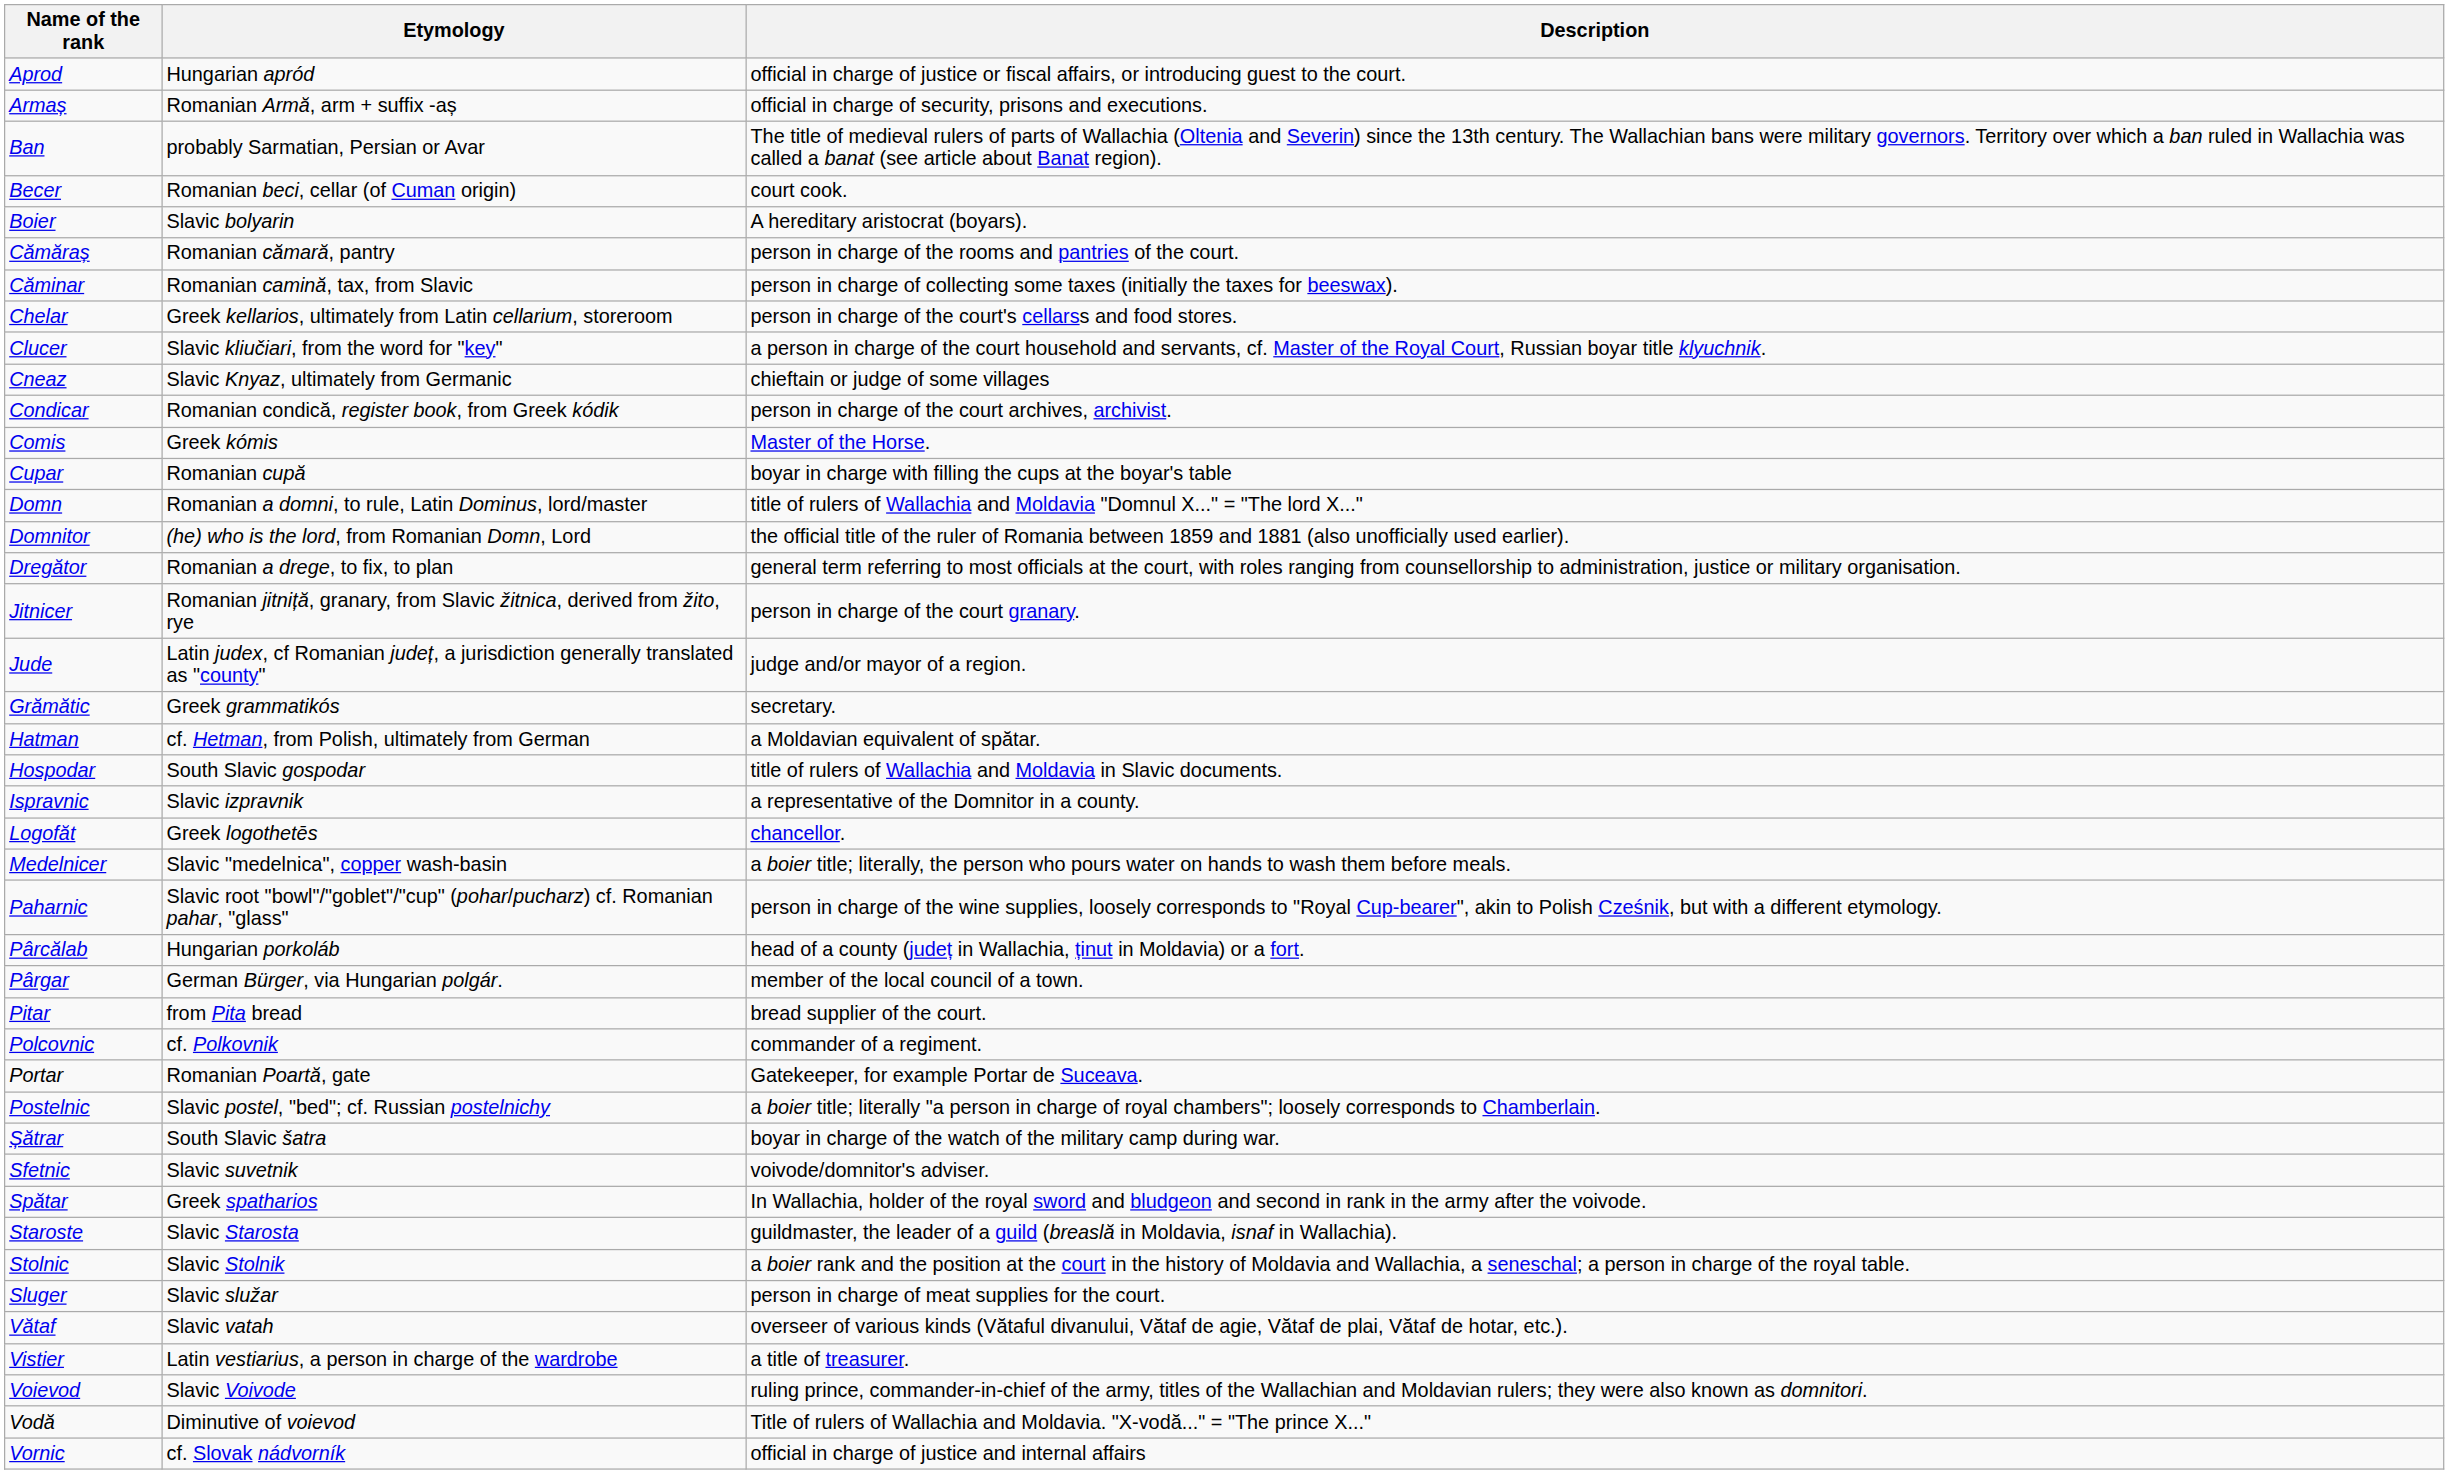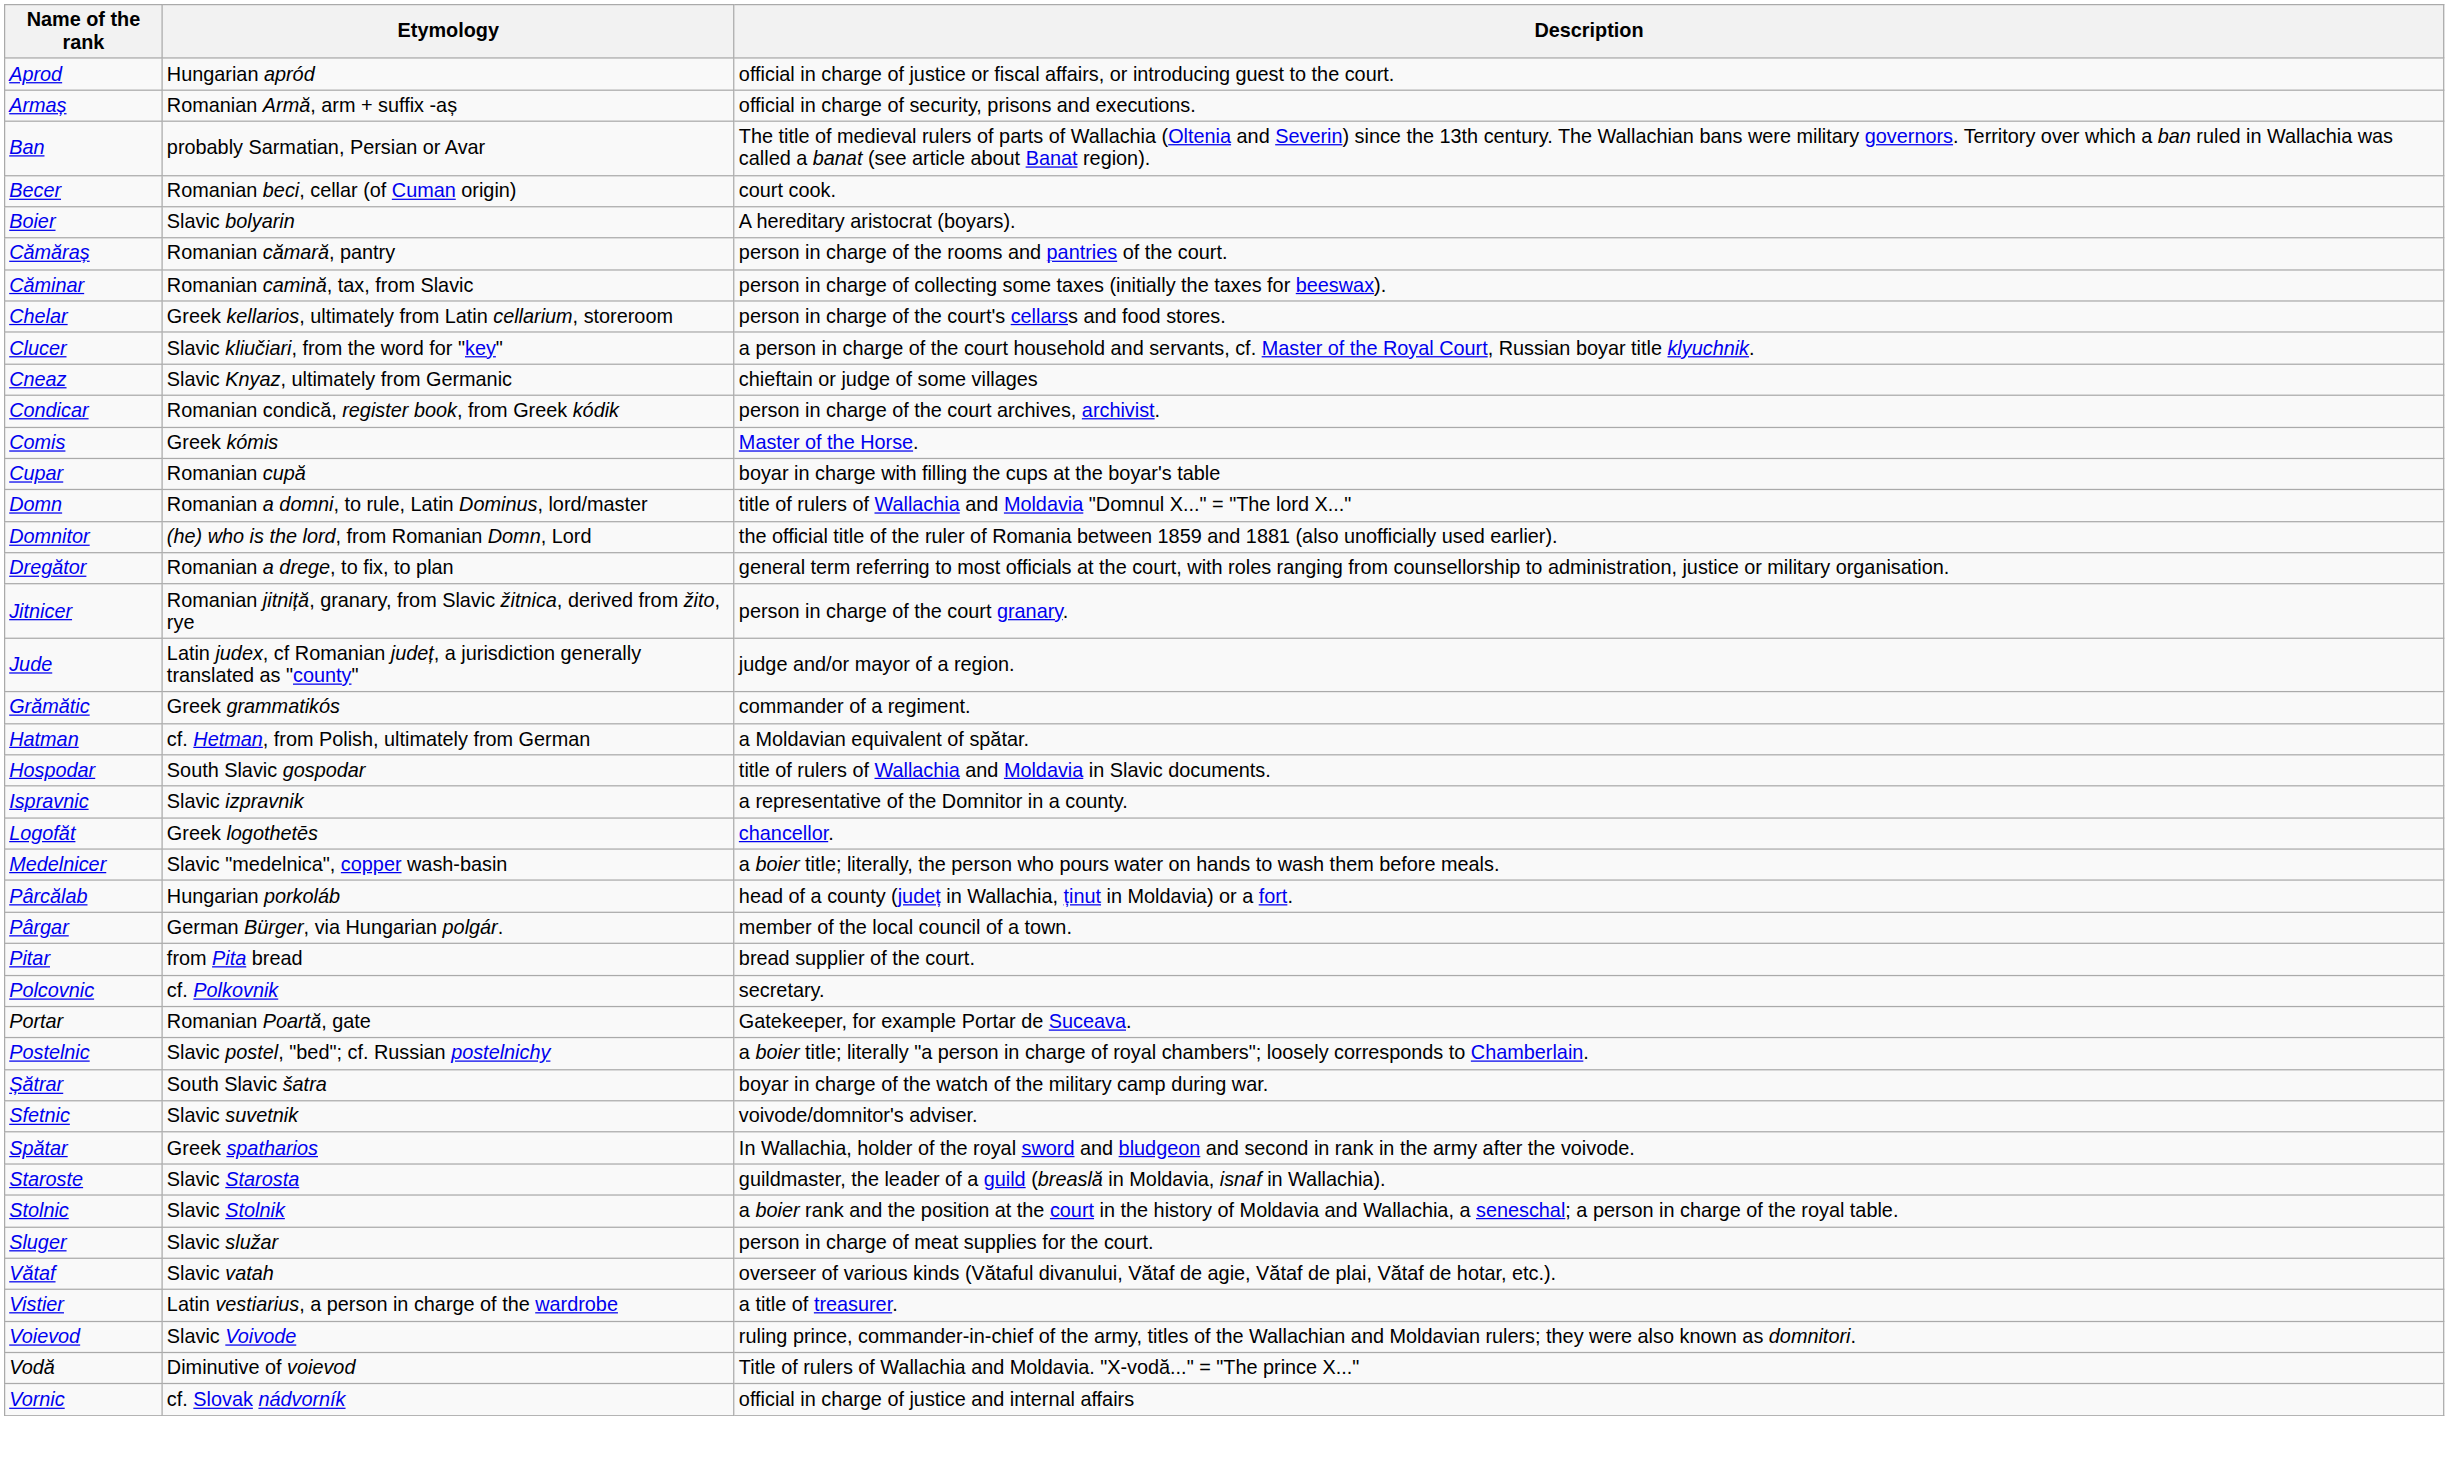(793, 707) secretary. -> (855, 707) commander of a regiment.
- row: (48, 907)
(866, 1044) commander of a regiment. -> (782, 990) secretary.
